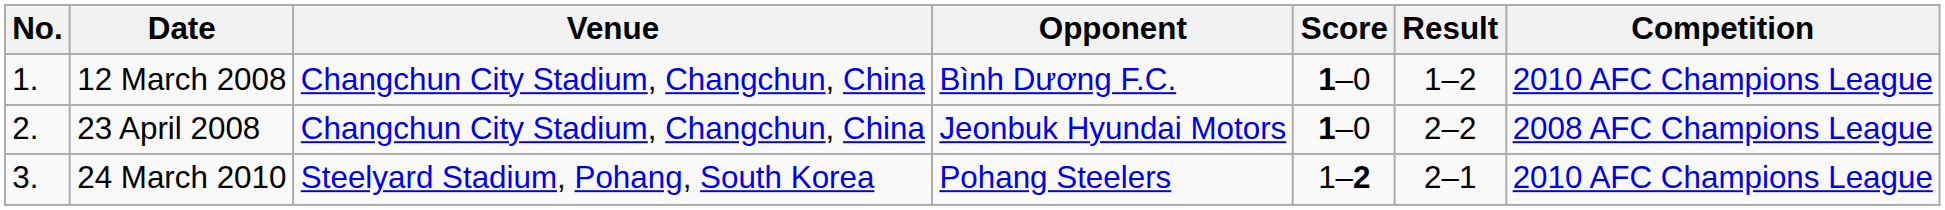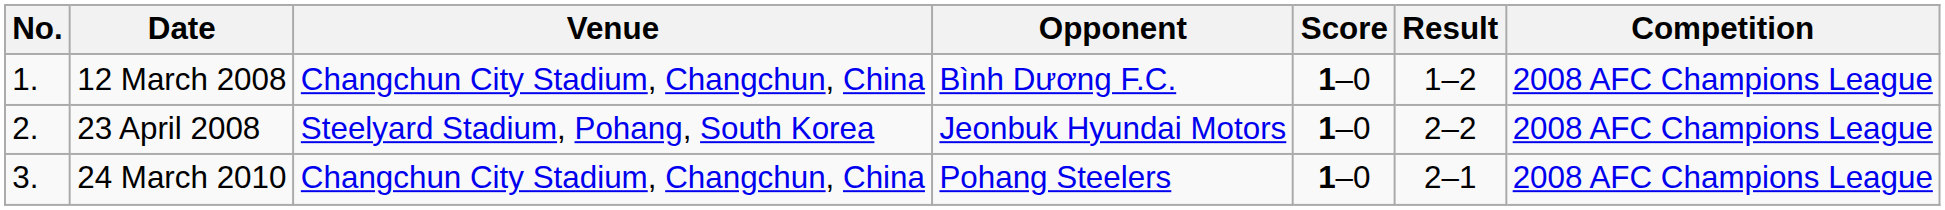(1723, 79) 2010 AFC Champions League -> (1723, 79) 2008 AFC Champions League
(613, 128) Changchun City Stadium, Changchun, China -> (588, 128) Steelyard Stadium, Pohang, South Korea
(588, 178) Steelyard Stadium, Pohang, South Korea -> (613, 178) Changchun City Stadium, Changchun, China
(1344, 178) 1–2 -> (1344, 178) 1–0
(1723, 178) 2010 AFC Champions League -> (1723, 178) 2008 AFC Champions League
